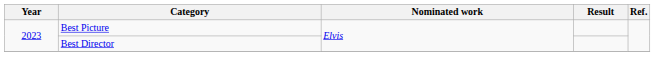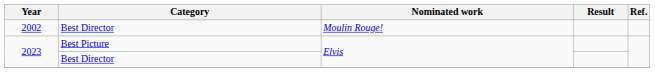+ row: (31, 28)
